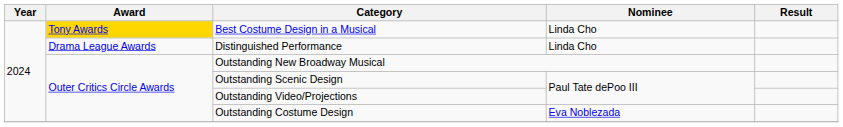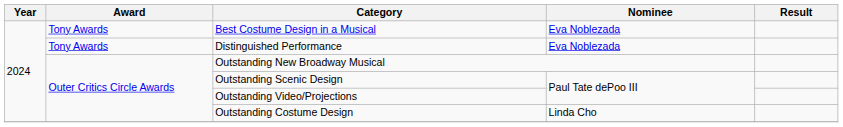(78, 29) gold background -> (78, 29) no background
(573, 29) Linda Cho -> (584, 29) Eva Noblezada
(102, 46) Drama League Awards -> (78, 46) Tony Awards
(573, 46) Linda Cho -> (584, 46) Eva Noblezada
(584, 113) Eva Noblezada -> (573, 113) Linda Cho
